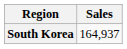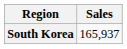(99, 33) 164,937 -> (99, 33) 165,937
